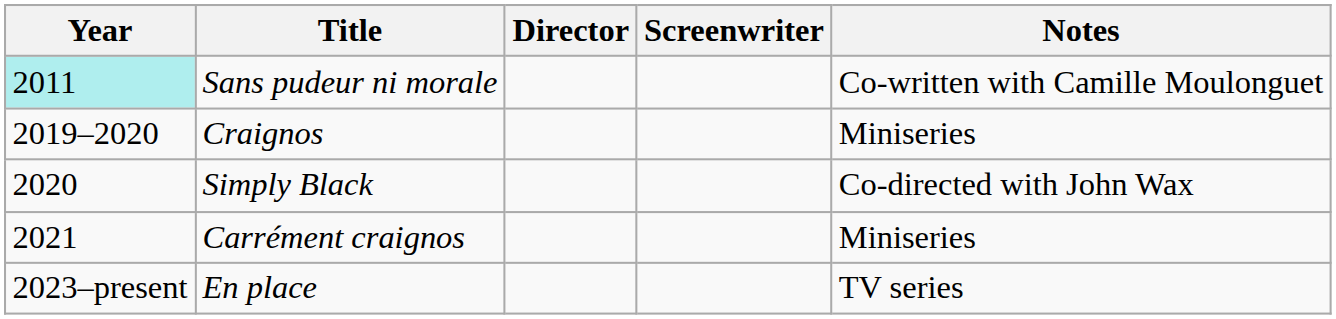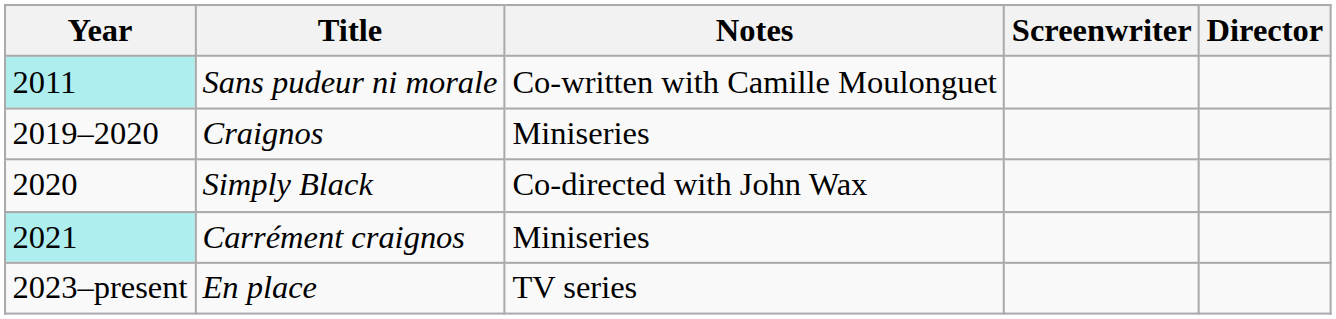columns swapped: (571, 30) <-> (1081, 30)
(45, 236) no background -> (45, 236) paleturquoise background
